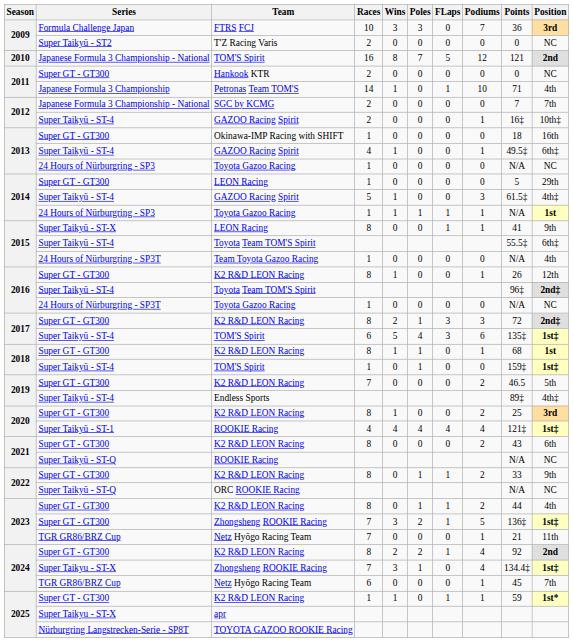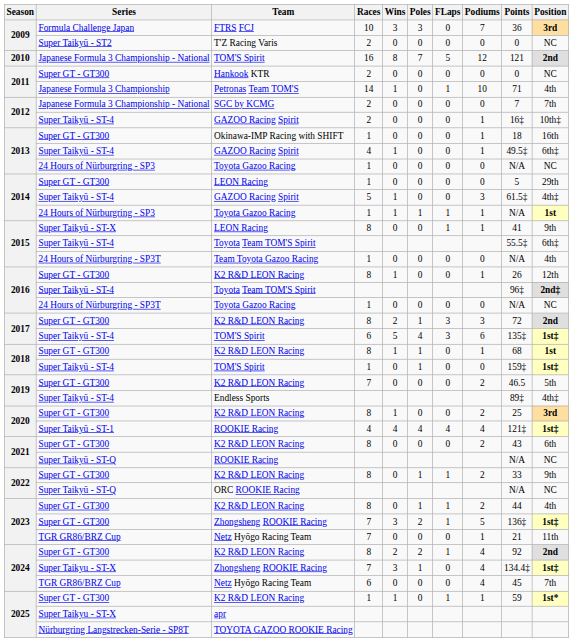(482, 136) 0 -> (482, 136) 1
(550, 321) 2nd‡ -> (550, 321) 2nd
(482, 583) 1 -> (482, 583) 4
